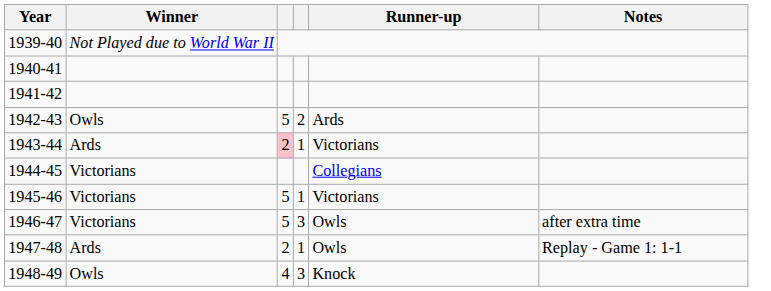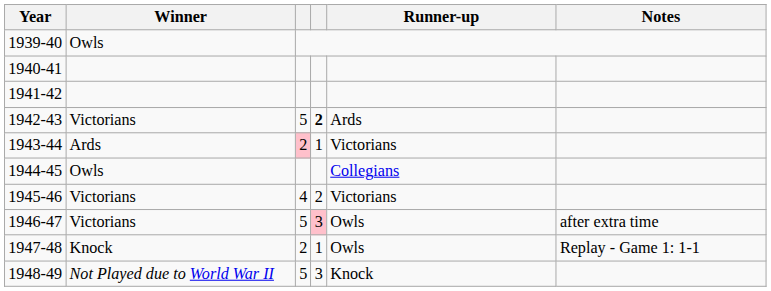(172, 42) Not Played due to World War II -> (87, 42) Owls
(87, 119) Owls -> (103, 119) Victorians
(301, 119) normal -> (319, 119) bold
(103, 171) Victorians -> (87, 171) Owls
(285, 196) 5 -> (303, 196) 4
(301, 196) 1 -> (319, 196) 2
(301, 222) no background -> (319, 222) pink background
(85, 247) Ards -> (91, 247) Knock
(87, 273) Owls -> (172, 273) Not Played due to World War II
(285, 273) 4 -> (303, 273) 5
